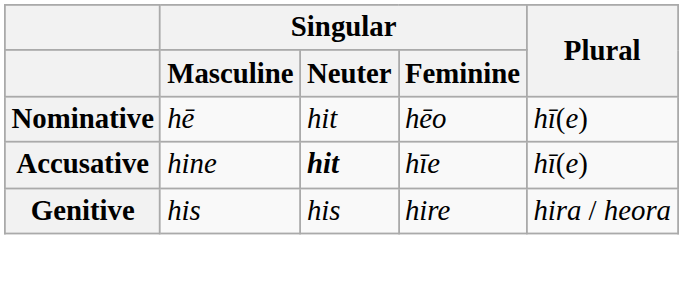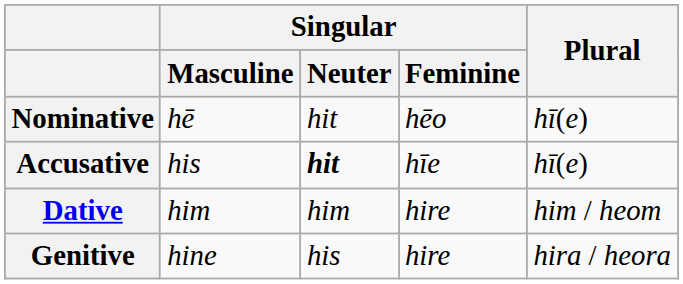(192, 164) hine -> (184, 164) his
+ row: (83, 210)
(184, 210) his -> (192, 255) hine
